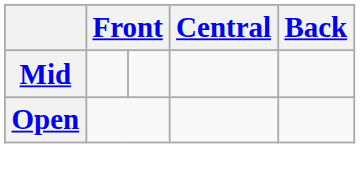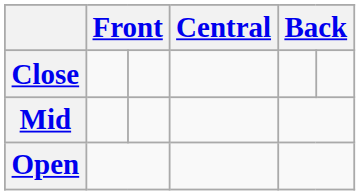+ row: (45, 73)
